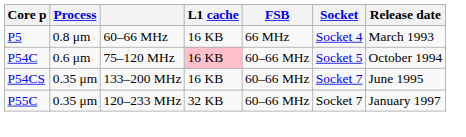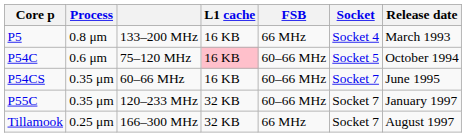(136, 36) 60–66 MHz -> (159, 36) 133–200 MHz
(142, 79) 133–200 MHz -> (152, 79) 60–66 MHz
+ row: (35, 121)
